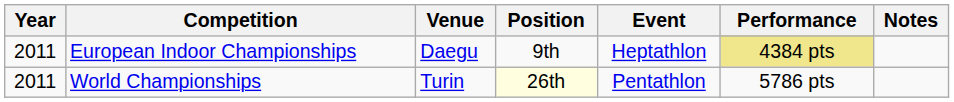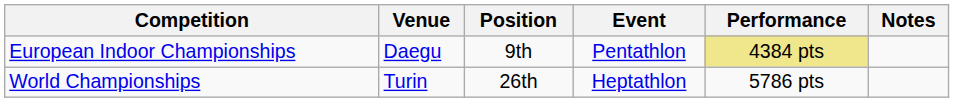- column: (35, 21)
(659, 51) Heptathlon -> (639, 51) Pentathlon
(546, 82) lightyellow background -> (518, 82) no background
(659, 82) Pentathlon -> (639, 82) Heptathlon
